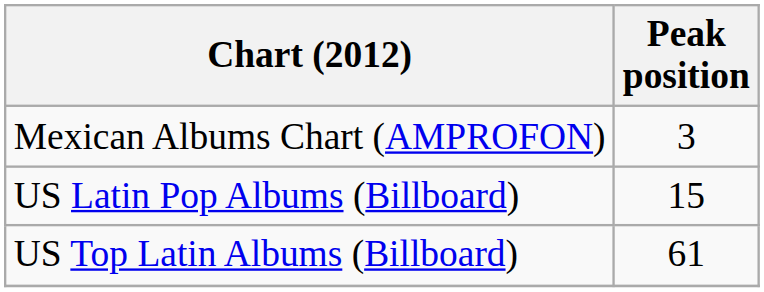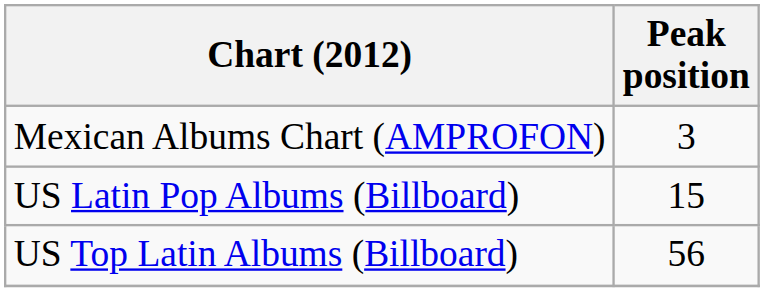(686, 254) 61 -> (686, 254) 56
